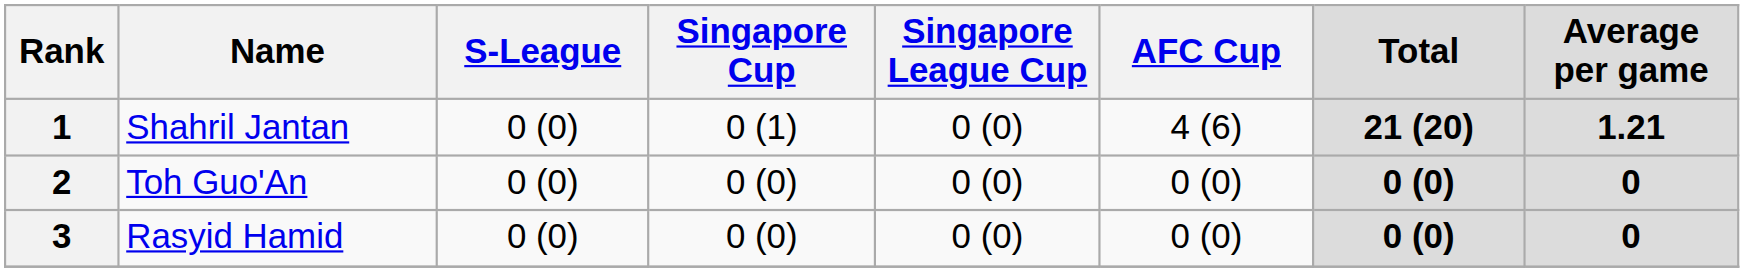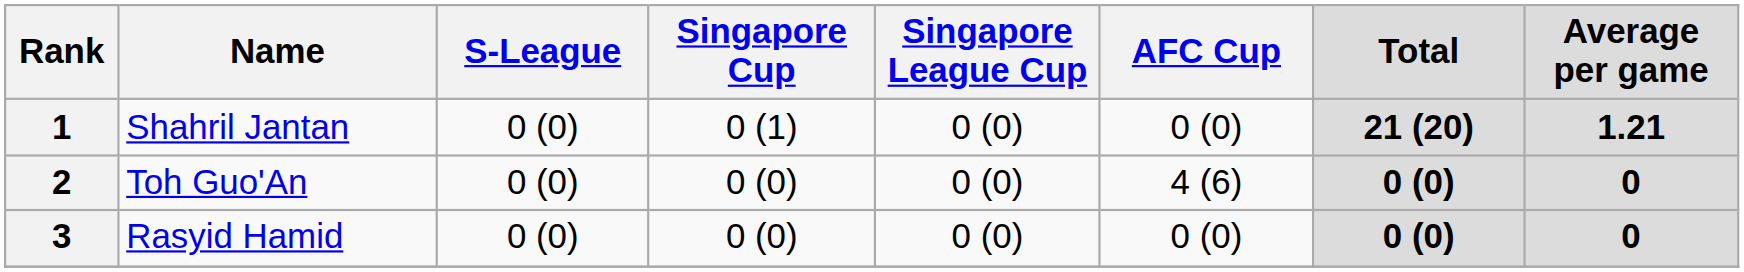(1206, 126) 4 (6) -> (1206, 126) 0 (0)
(1206, 182) 0 (0) -> (1206, 182) 4 (6)
